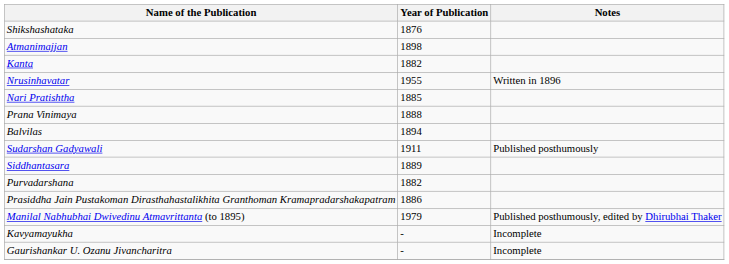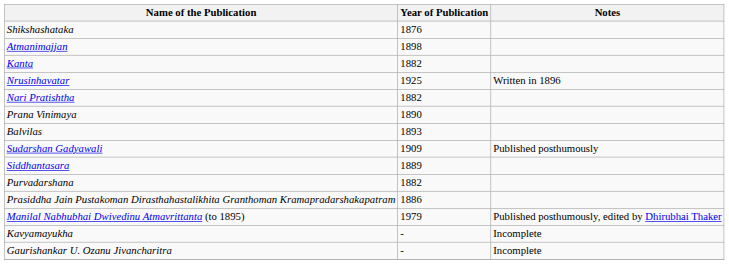(411, 81) 1955 -> (411, 81) 1925
(411, 98) 1885 -> (411, 98) 1882
(411, 115) 1888 -> (411, 115) 1890
(411, 132) 1894 -> (411, 132) 1893
(411, 149) 1911 -> (411, 149) 1909
